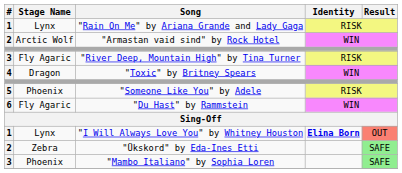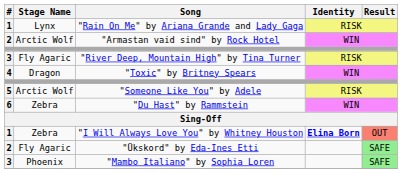(45, 91) Phoenix -> (45, 91) Arctic Wolf
(45, 105) Fly Agaric -> (45, 105) Zebra
(45, 133) Lynx -> (45, 133) Zebra
(45, 147) Zebra -> (45, 147) Fly Agaric
